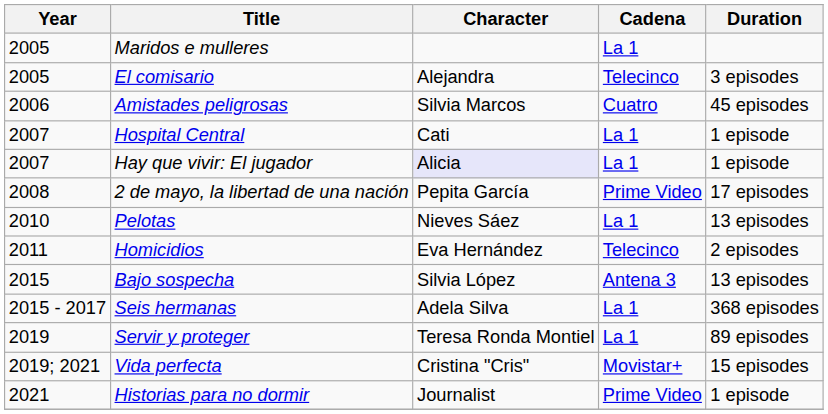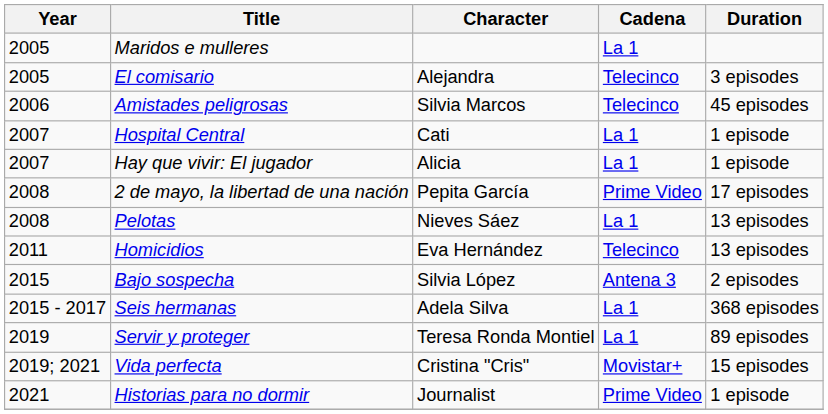(630, 105) Cuatro -> (641, 105) Telecinco
(439, 163) lavender background -> (439, 163) no background
(29, 221) 2010 -> (29, 221) 2008
(754, 250) 2 episodes -> (759, 250) 13 episodes
(759, 279) 13 episodes -> (754, 279) 2 episodes
